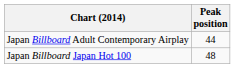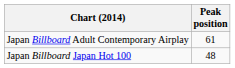(211, 39) 44 -> (211, 39) 61
